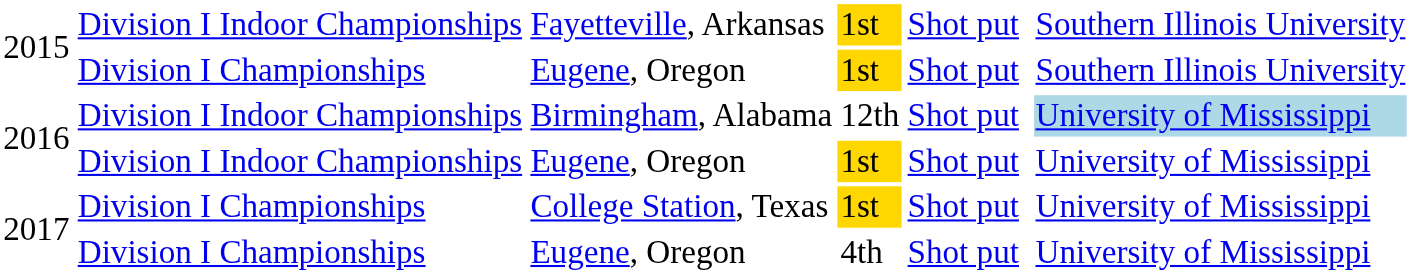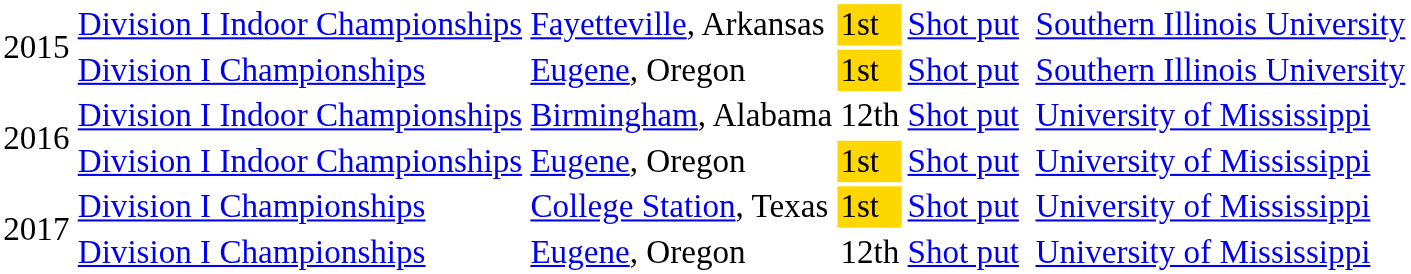(1203, 115) lightblue background -> (1203, 115) no background
(862, 252) 4th -> (870, 252) 12th
